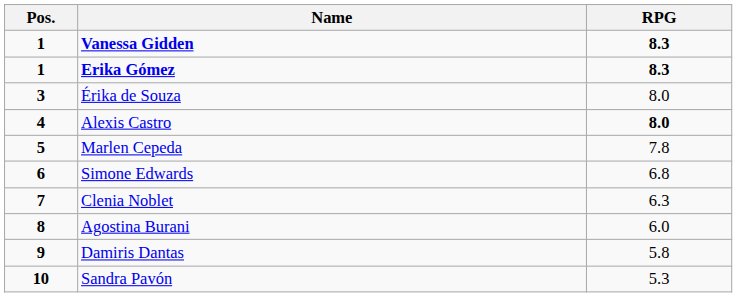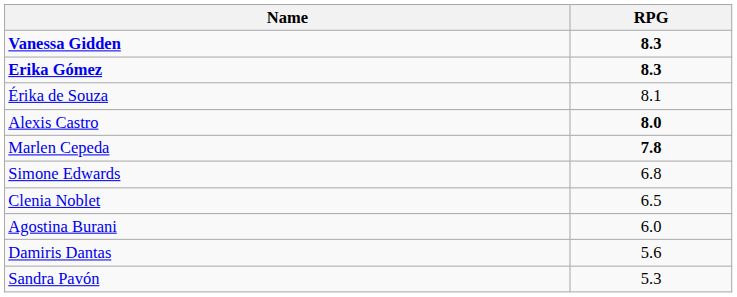- column: (41, 17)
(659, 95) 8.0 -> (651, 95) 8.1
(659, 148) normal -> (651, 148) bold
(659, 200) 6.3 -> (651, 200) 6.5
(659, 252) 5.8 -> (651, 252) 5.6
